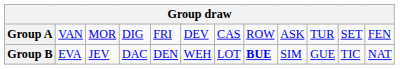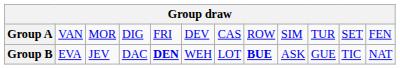(292, 34) ASK -> (292, 34) SIM
(166, 54) normal -> (166, 54) bold
(291, 54) SIM -> (293, 54) ASK
